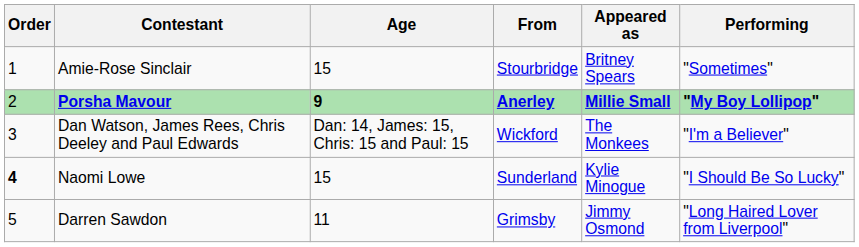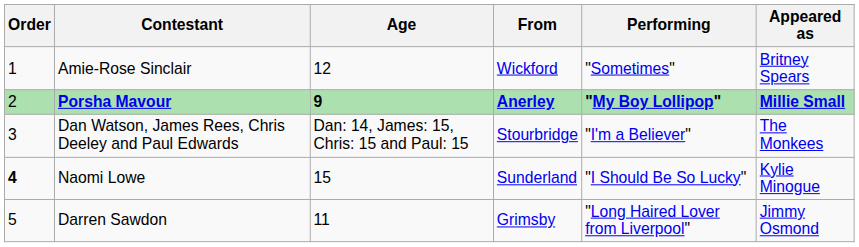columns swapped: (631, 25) <-> (767, 25)
(322, 68) 15 -> (322, 68) 12
(537, 68) Stourbridge -> (527, 68) Wickford
(527, 135) Wickford -> (537, 135) Stourbridge
